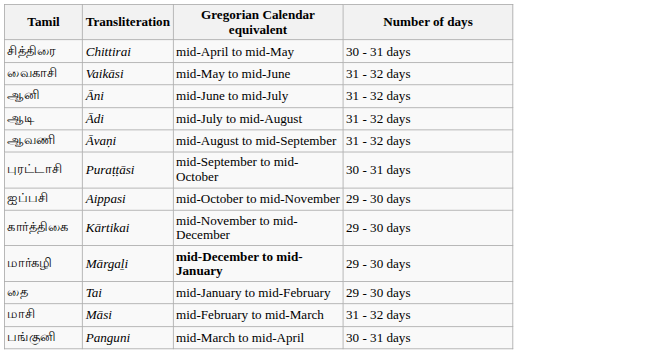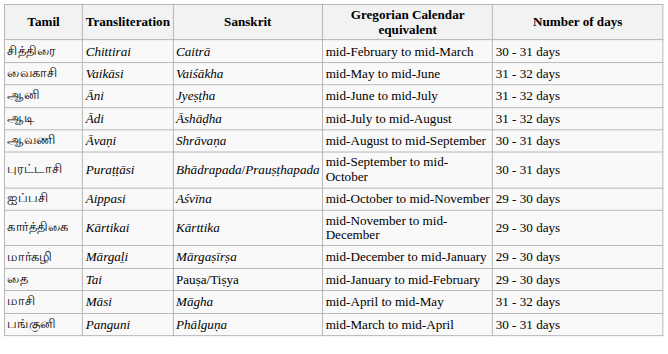+ column: (248, 22)
(235, 51) mid-April to mid-May -> (400, 51) mid-February to mid-March
(378, 141) 31 - 32 days -> (528, 141) 30 - 31 days
(239, 263) bold -> (406, 257) normal
(250, 315) mid-February to mid-March -> (385, 302) mid-April to mid-May
